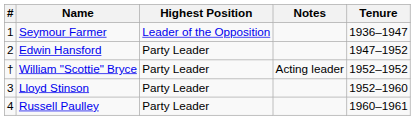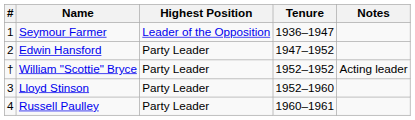columns swapped: (378, 13) <-> (310, 13)
